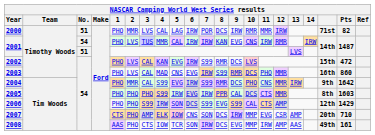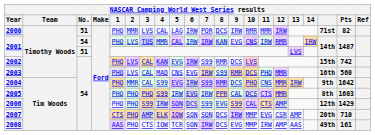(346, 62) 472 -> (346, 62) 742
(118, 72) no background -> (118, 72) lavender background
(346, 72) 860 -> (346, 72) 560
(192, 114) CNS -> (192, 114) SON
